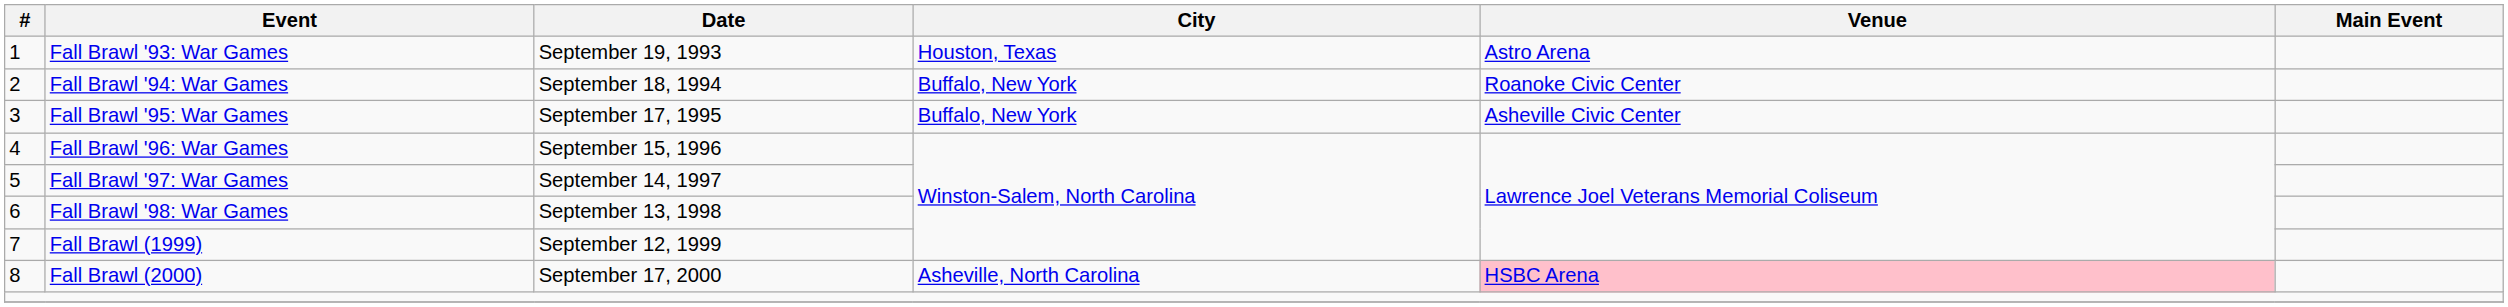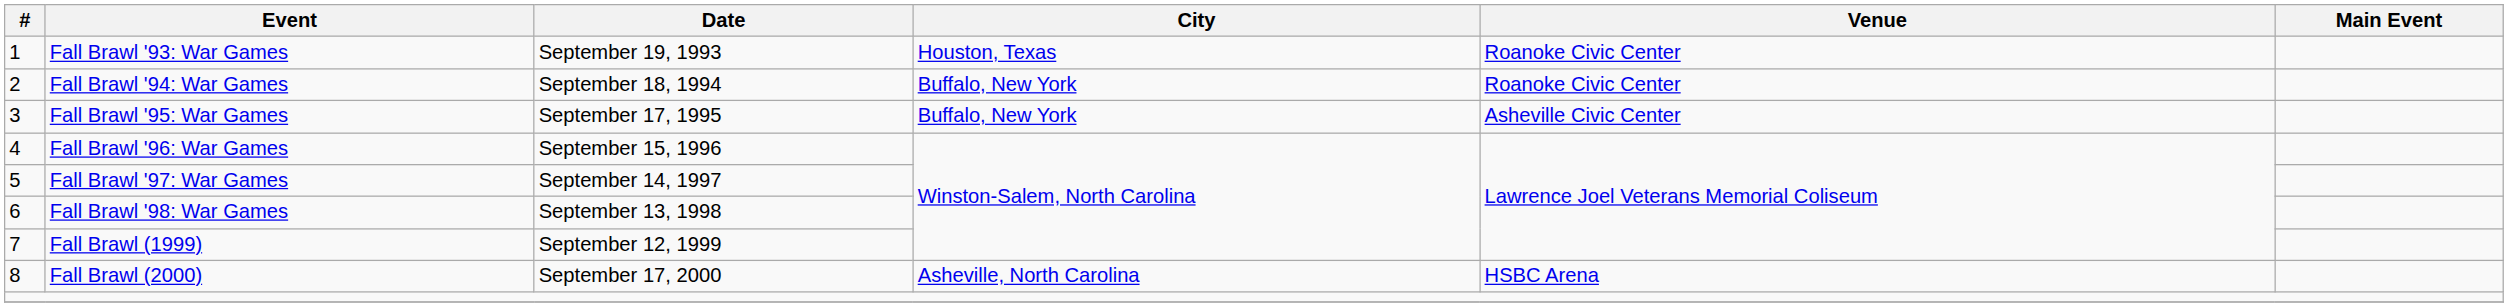(1537, 52) Astro Arena -> (1583, 52) Roanoke Civic Center
(1542, 276) pink background -> (1542, 276) no background
